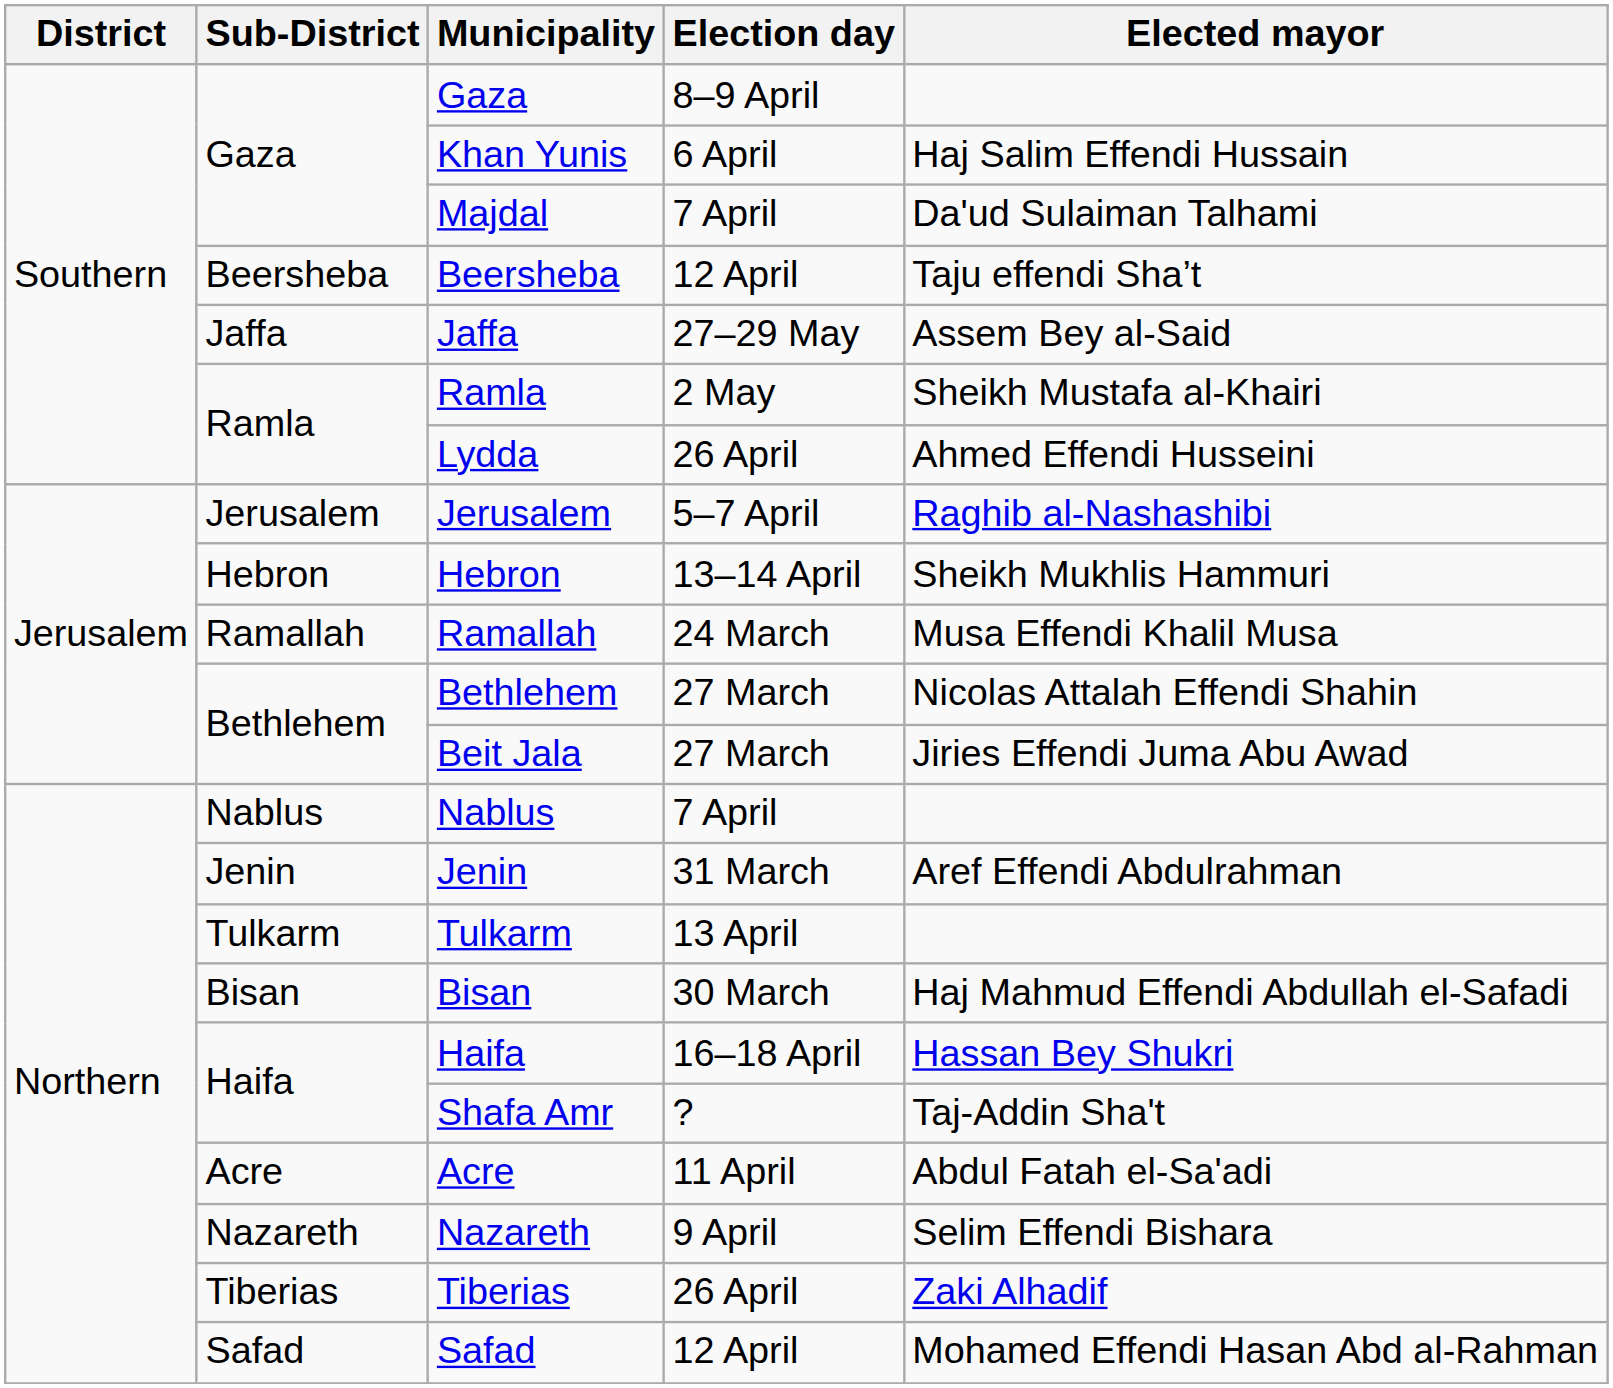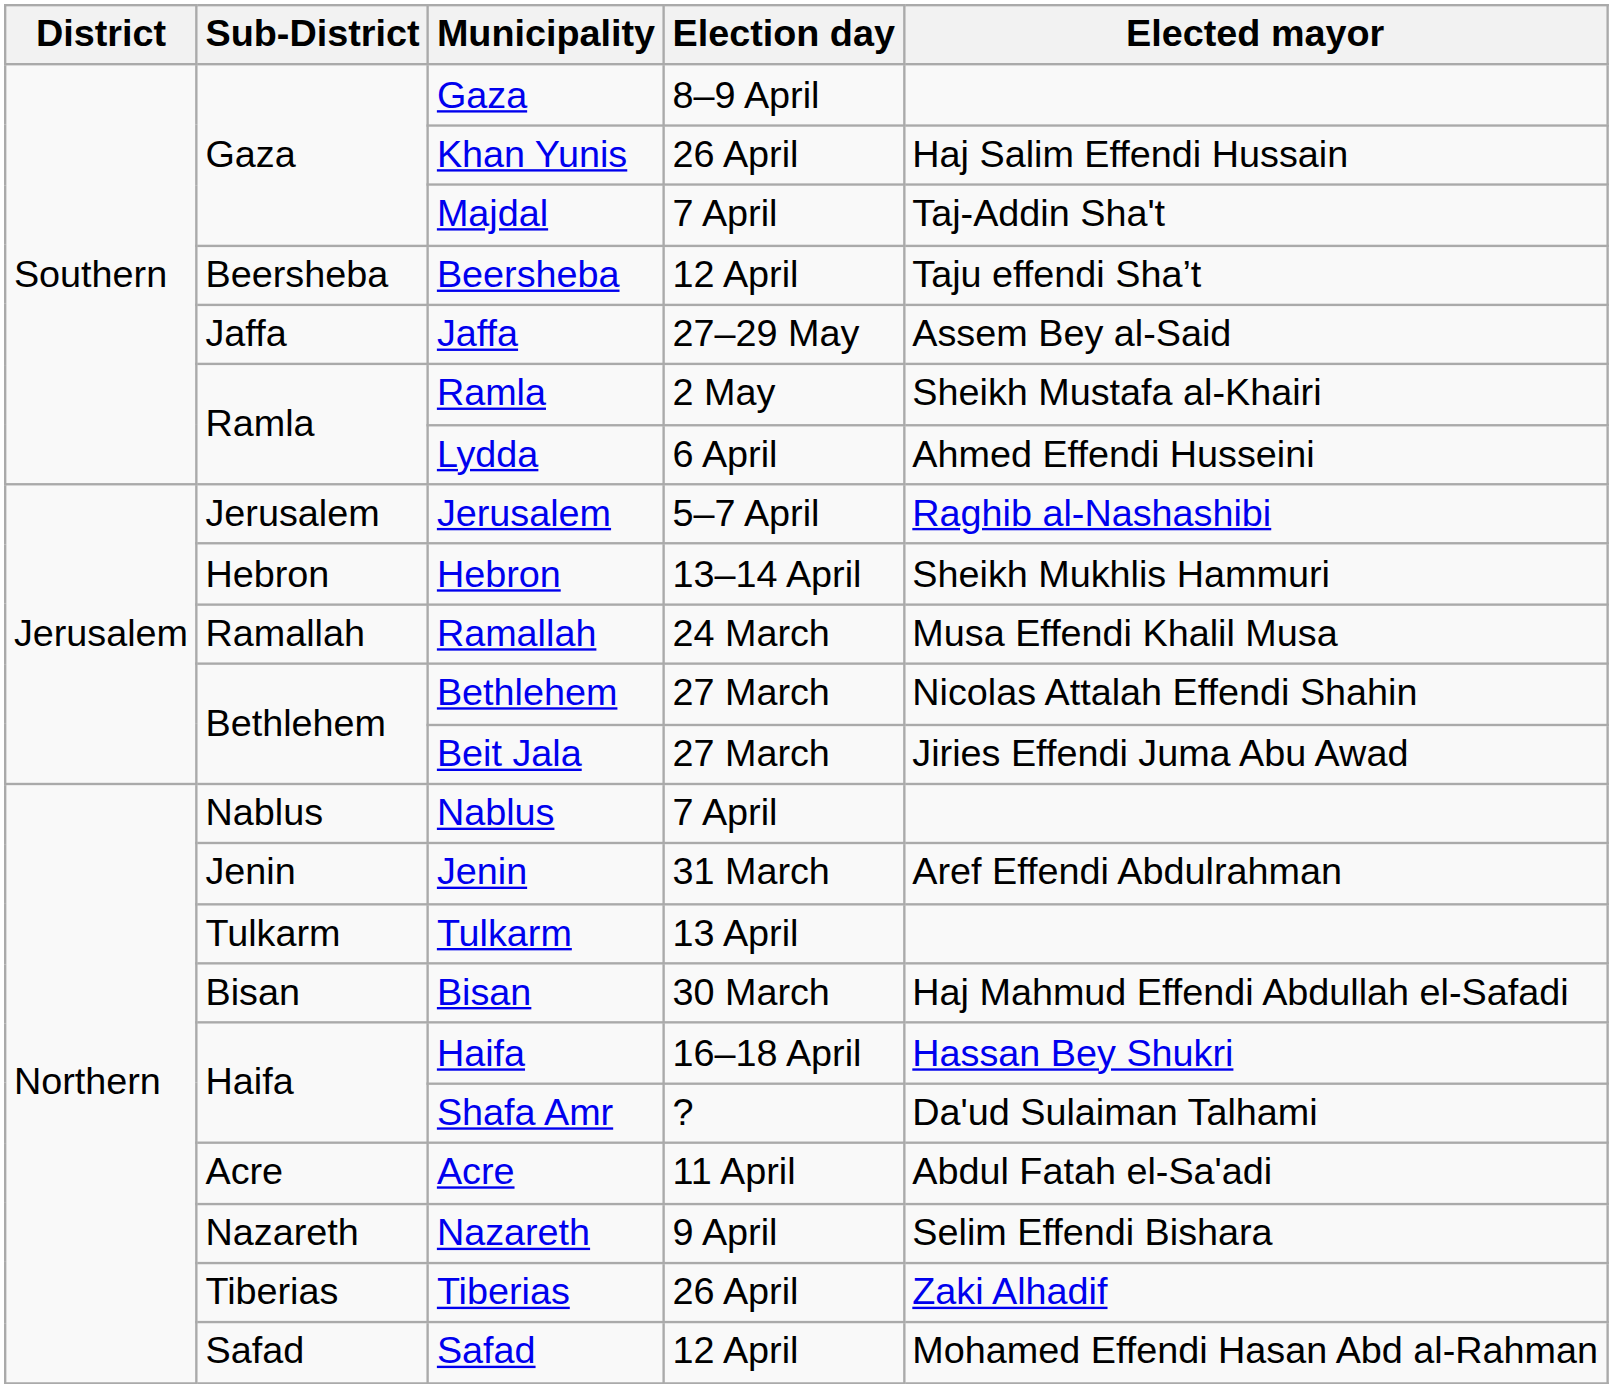(725, 154) 6 April -> (735, 154) 26 April
(1115, 214) Da'ud Sulaiman Talhami -> (1039, 214) Taj-Addin Sha't
(735, 453) 26 April -> (725, 453) 6 April
(1039, 1112) Taj-Addin Sha't -> (1115, 1112) Da'ud Sulaiman Talhami
